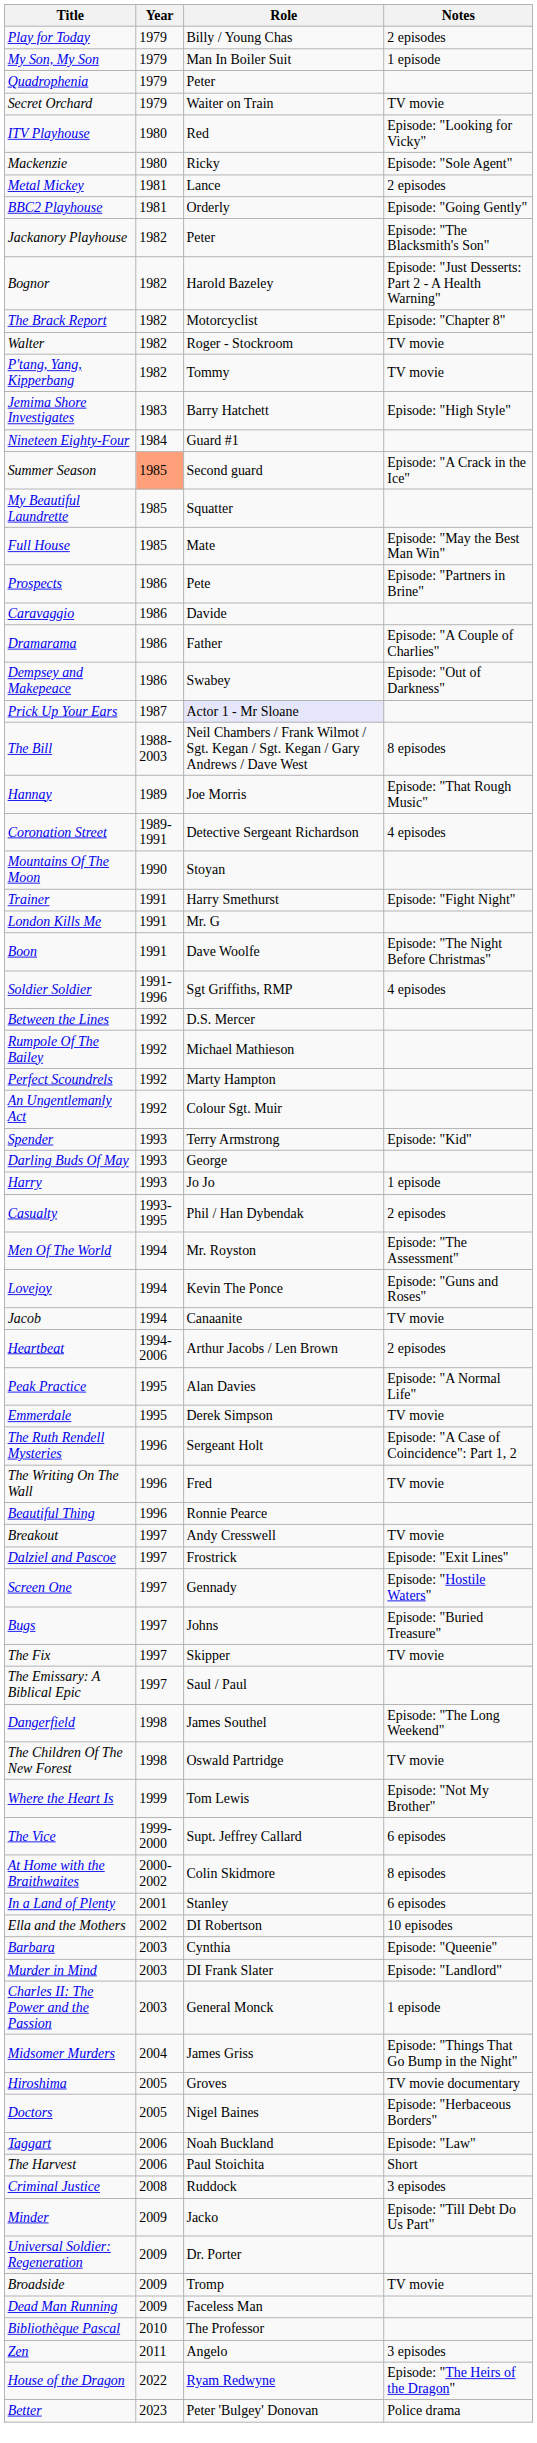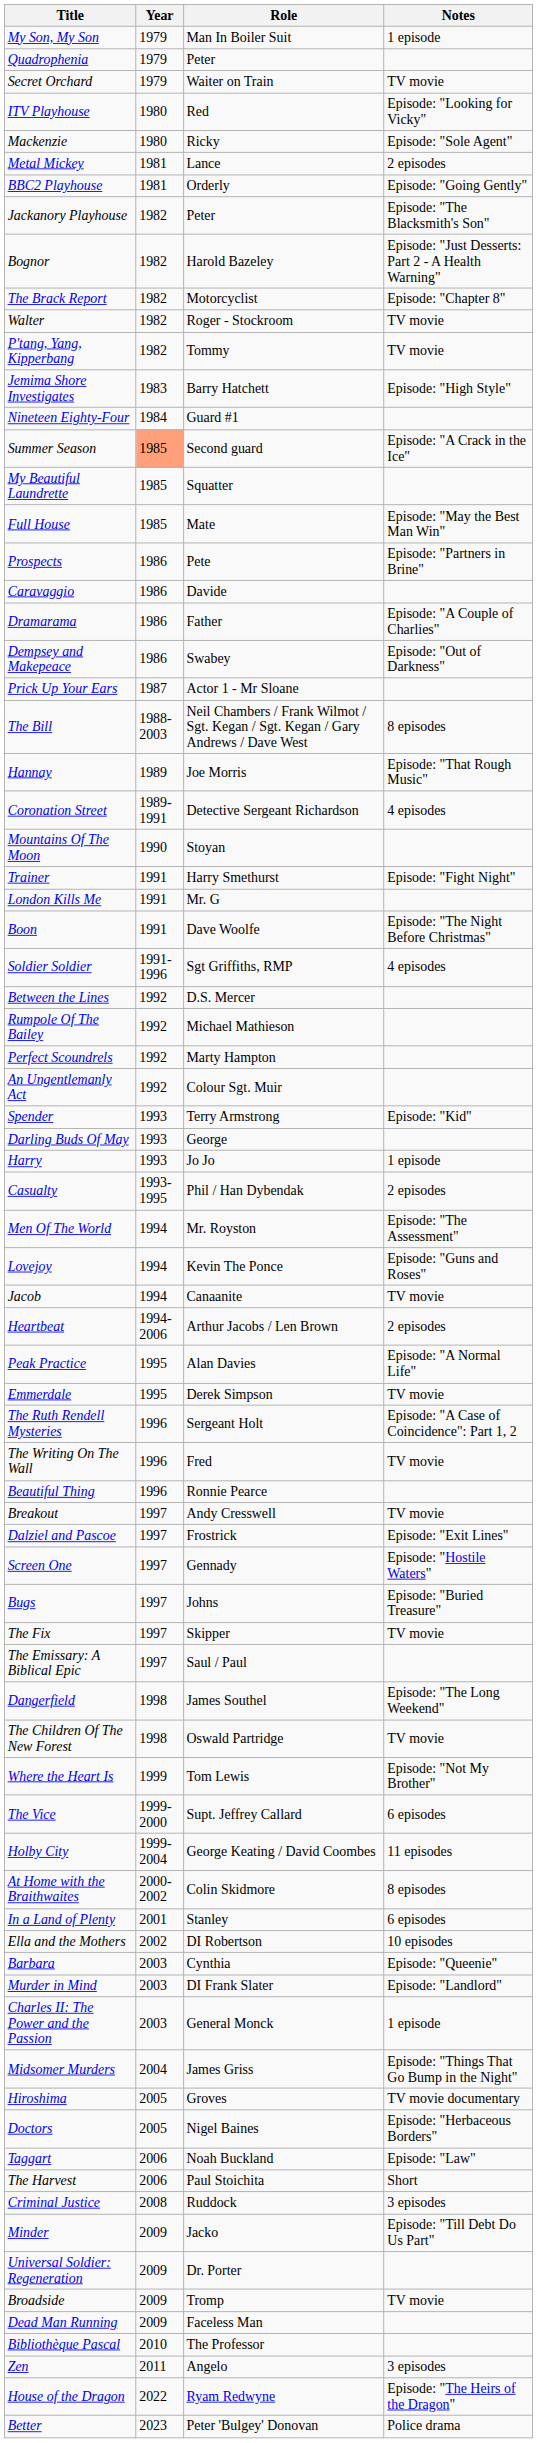- row: (49, 37)
(243, 711) lavender background -> (243, 689) no background
+ row: (38, 1851)
